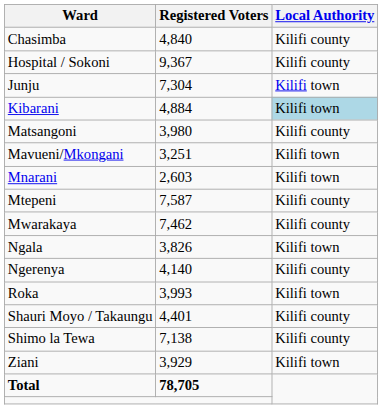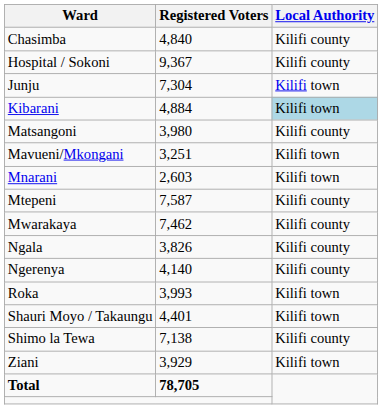(307, 246) Kilifi town -> (313, 246) Kilifi county
(313, 316) Kilifi county -> (307, 316) Kilifi town
